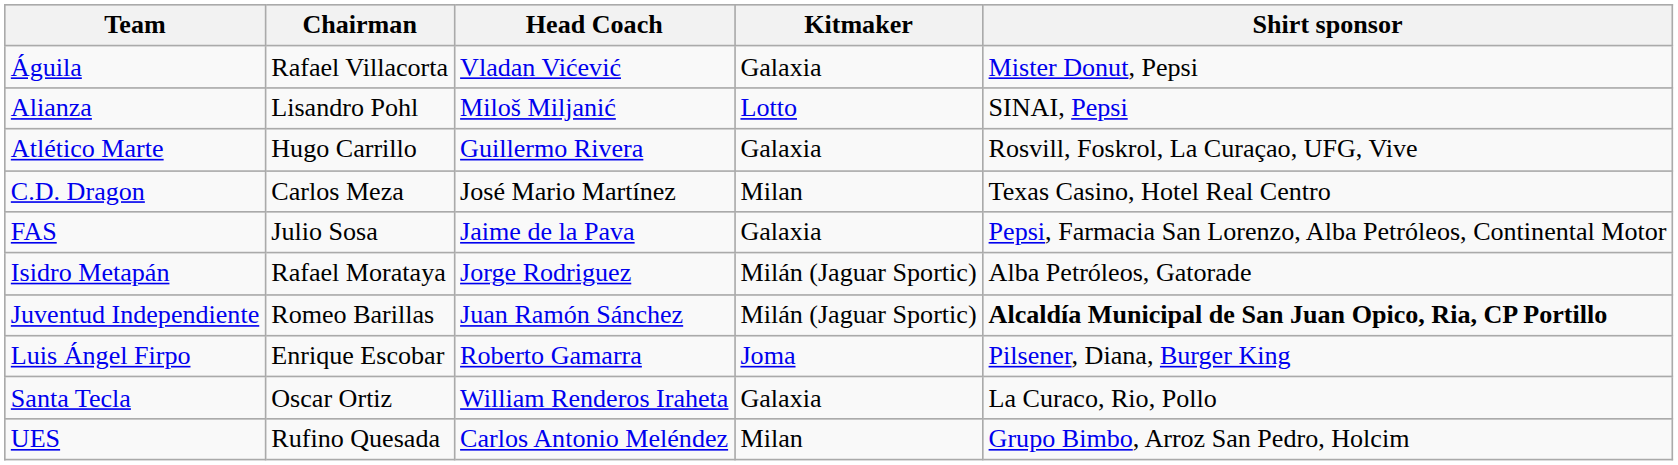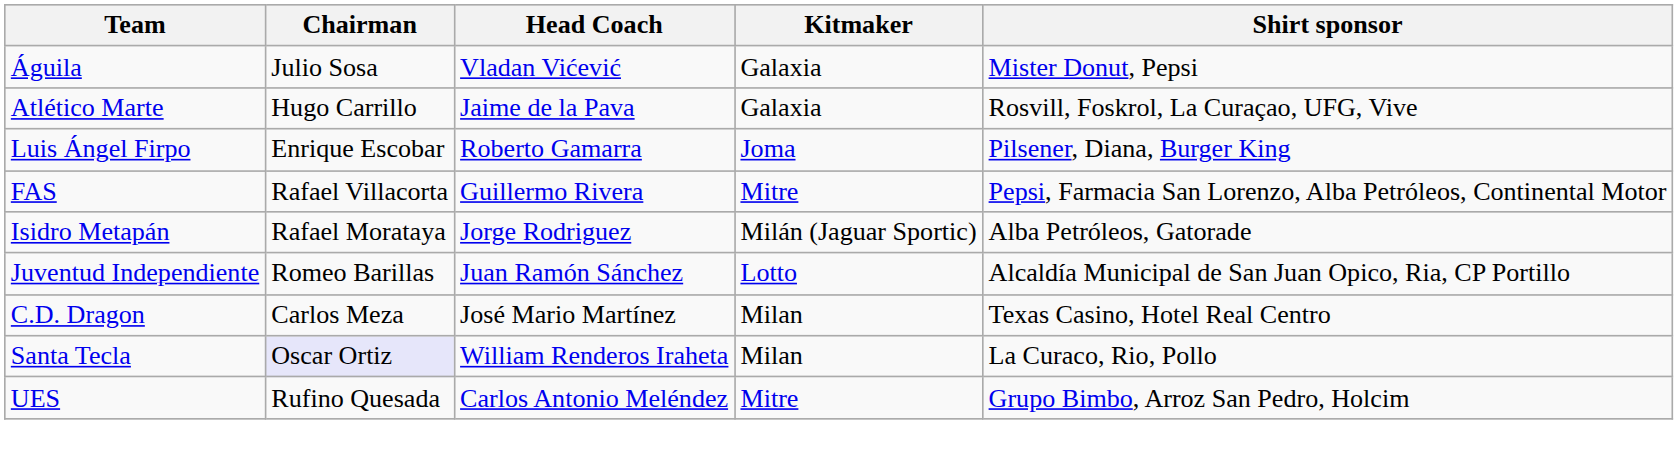(360, 66) Rafael Villacorta -> (325, 66) Julio Sosa
- row: (51, 107)
(552, 149) Guillermo Rivera -> (547, 107) Jaime de la Pava
rows swapped: (78, 190) <-> (101, 356)
(325, 231) Julio Sosa -> (360, 190) Rafael Villacorta
(547, 231) Jaime de la Pava -> (552, 190) Guillermo Rivera
(781, 231) Galaxia -> (769, 190) Mitre
(859, 314) Milán (Jaguar Sportic) -> (769, 273) Lotto
(1298, 314) bold -> (1279, 273) normal
(332, 397) no background -> (332, 356) lavender background
(781, 397) Galaxia -> (772, 356) Milan
(772, 438) Milan -> (769, 397) Mitre
